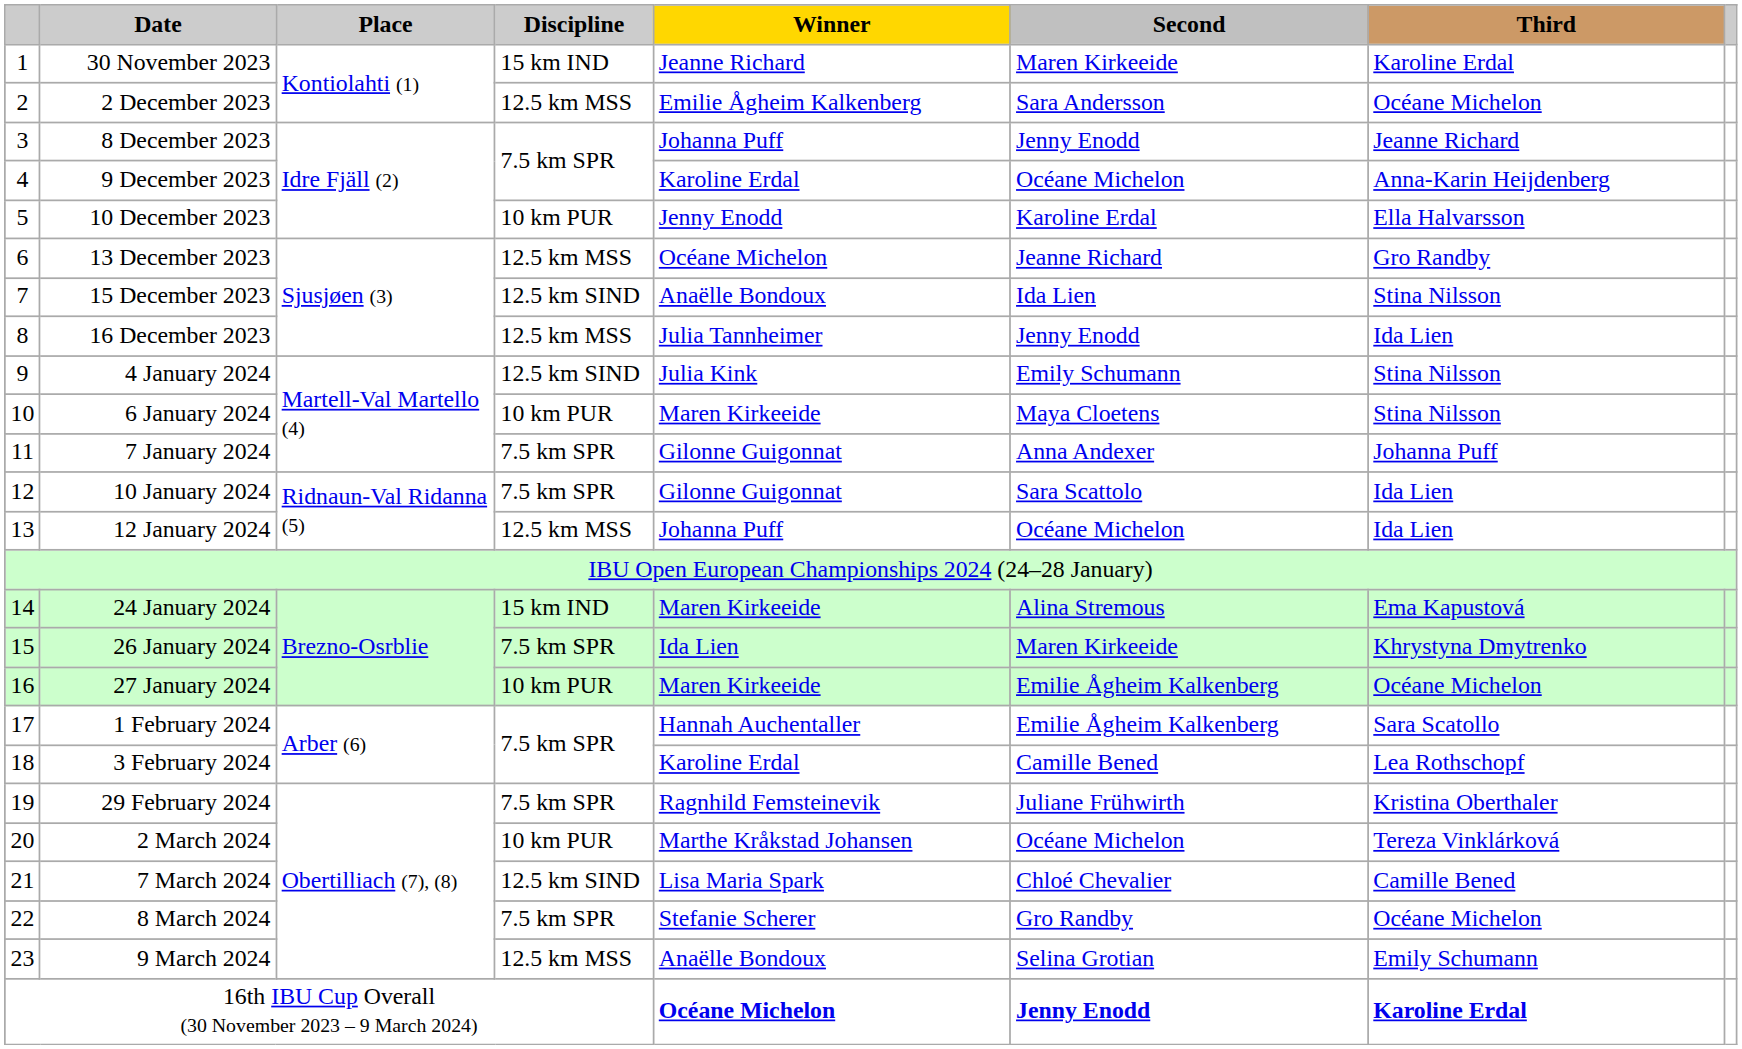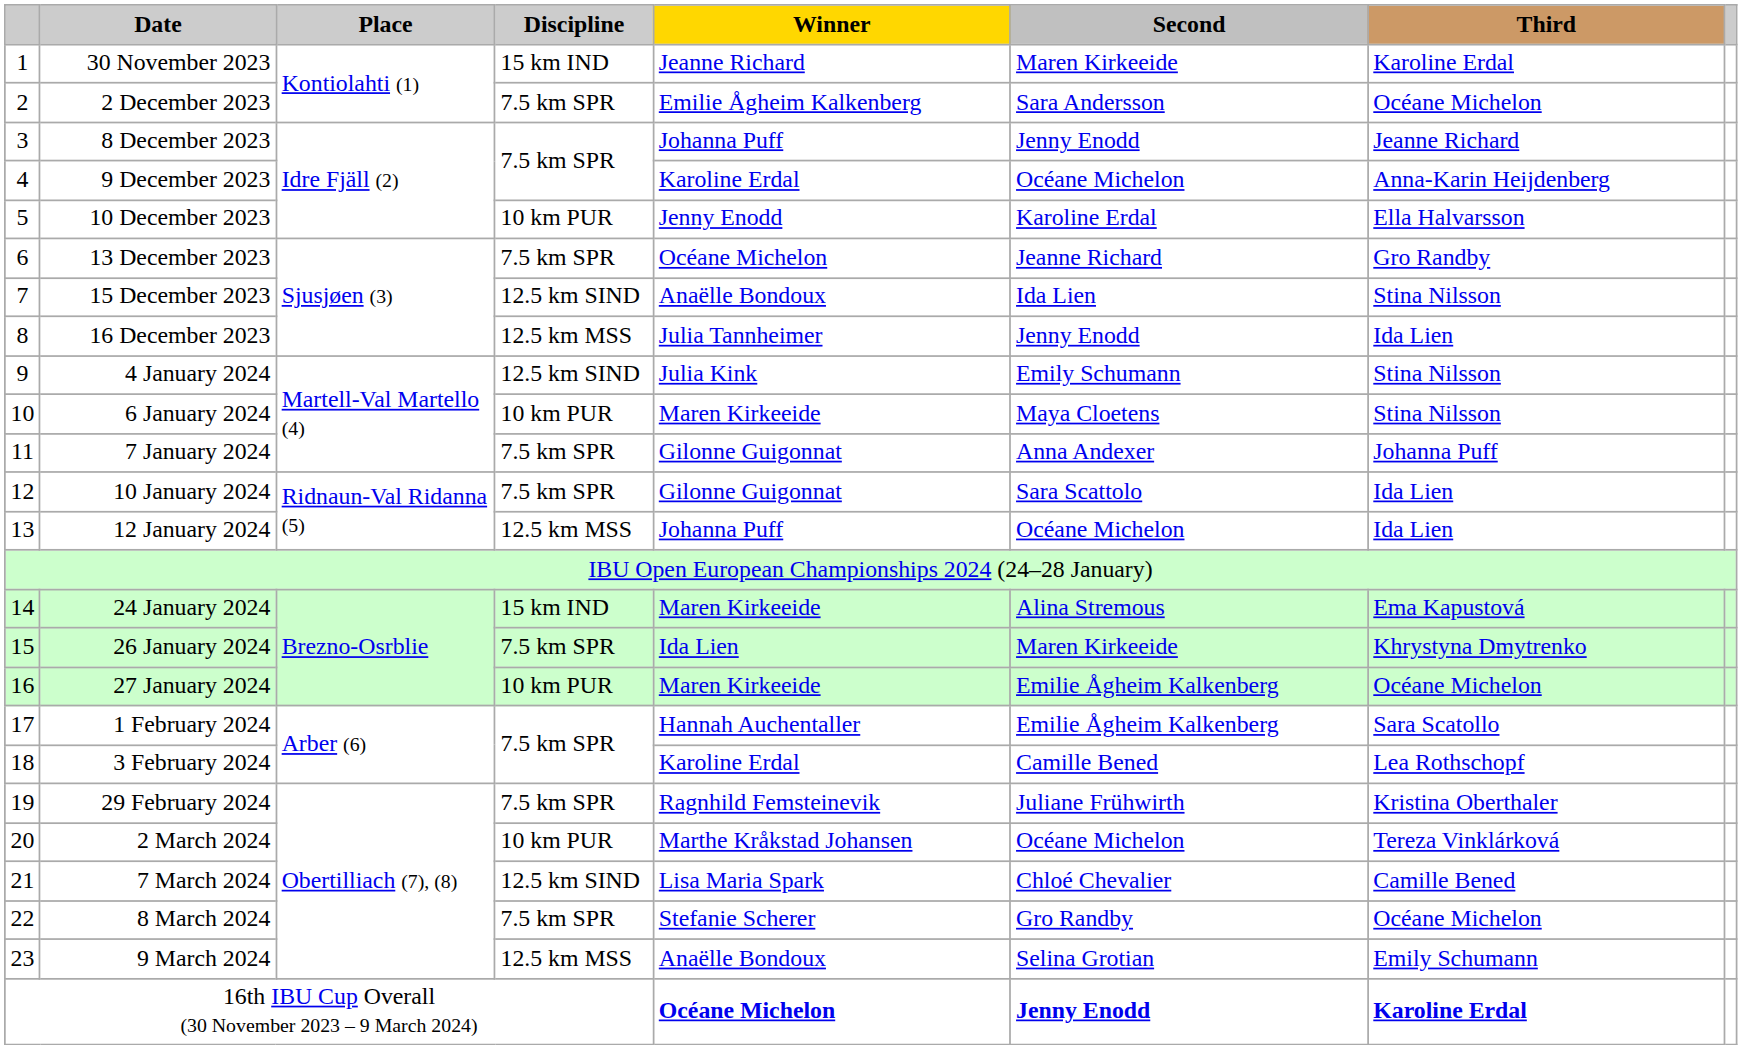(566, 101) 12.5 km MSS -> (558, 101) 7.5 km SPR
(566, 257) 12.5 km MSS -> (558, 257) 7.5 km SPR
